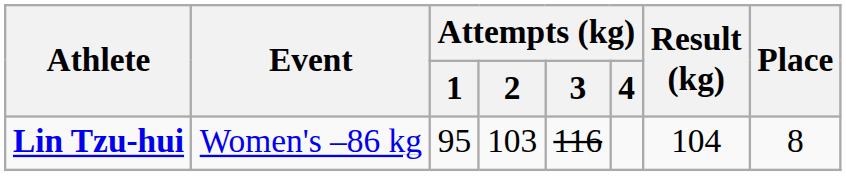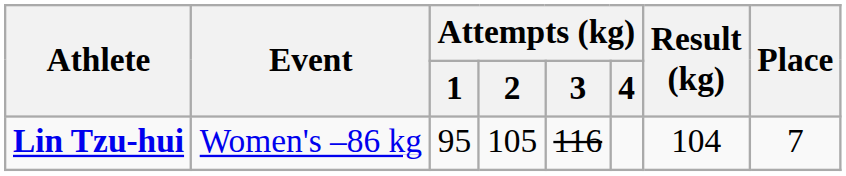(512, 142) 103 -> (512, 142) 105
(795, 142) 8 -> (795, 142) 7
